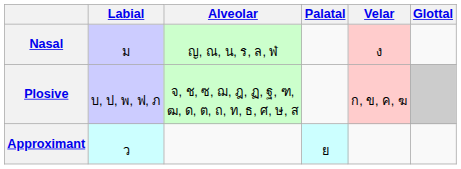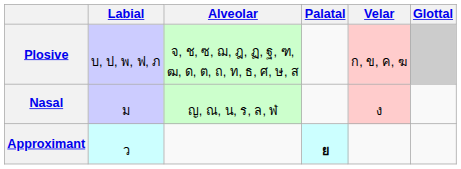rows swapped: (46, 44) <-> (46, 94)
(325, 151) normal -> (325, 151) bold
